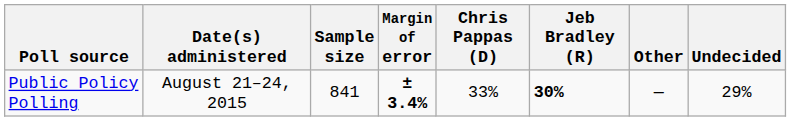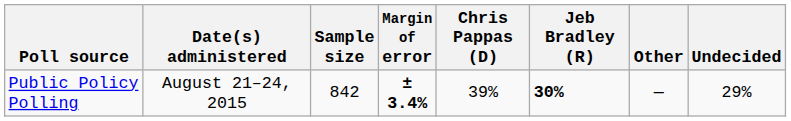(344, 93) 841 -> (344, 93) 842
(483, 93) 33% -> (483, 93) 39%
